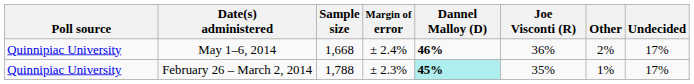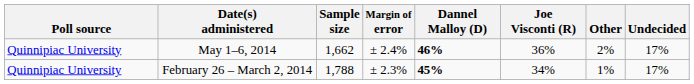(339, 49) 1,668 -> (339, 49) 1,662
(430, 69) paleturquoise background -> (430, 69) no background
(543, 69) 35% -> (543, 69) 34%
